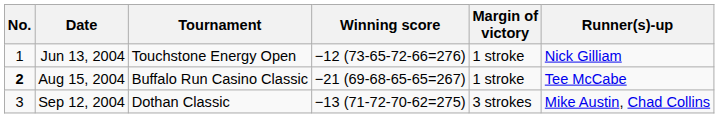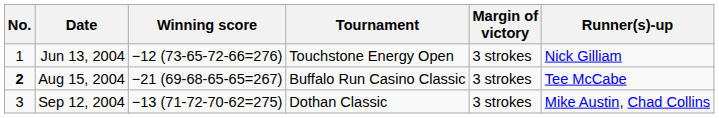columns swapped: (220, 24) <-> (390, 24)
(498, 56) 1 stroke -> (502, 56) 3 strokes
(498, 79) 1 stroke -> (502, 79) 3 strokes
